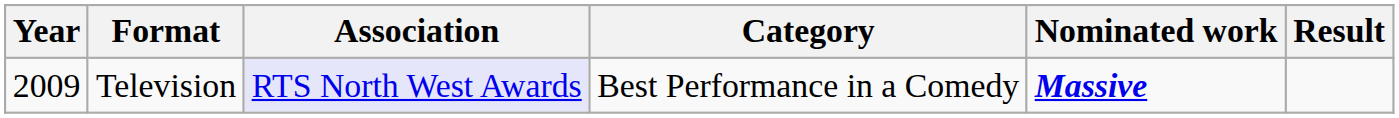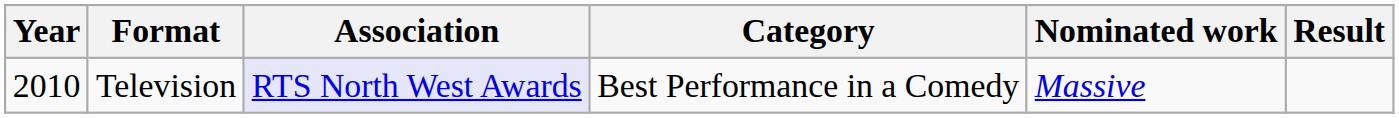(47, 84) 2009 -> (47, 84) 2010
(1091, 84) bold -> (1090, 84) normal
